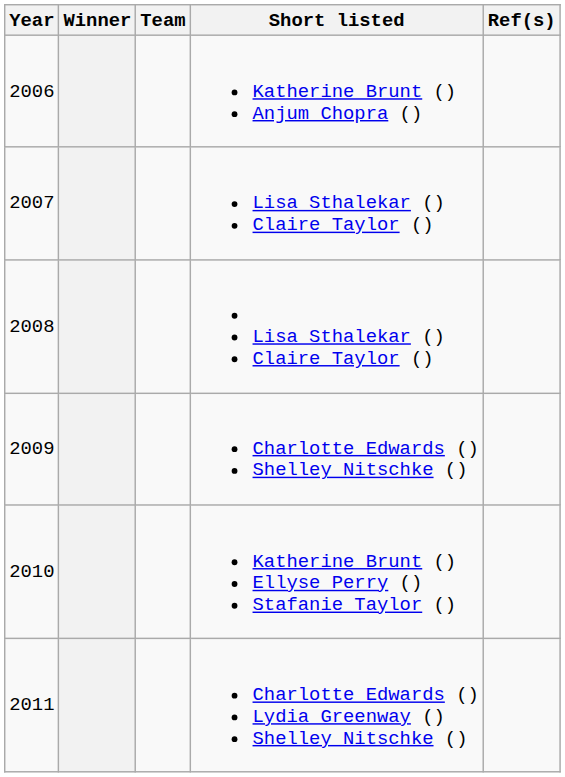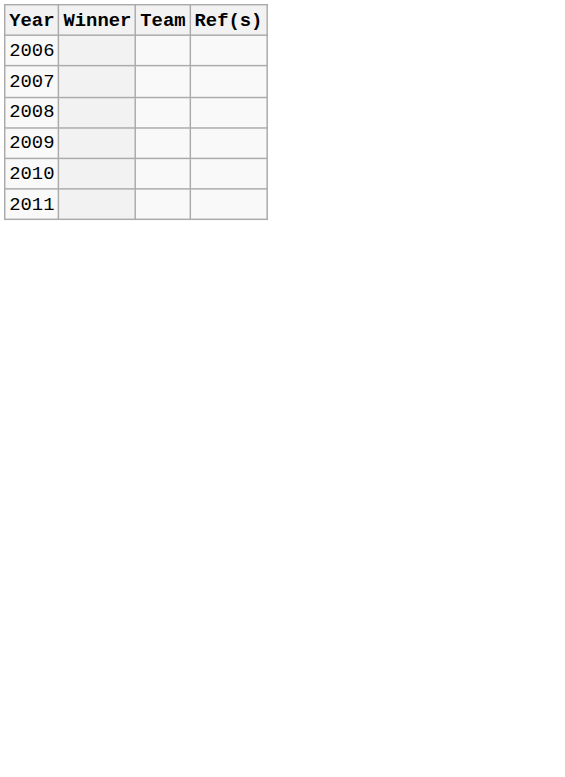- column: (337, 20)
